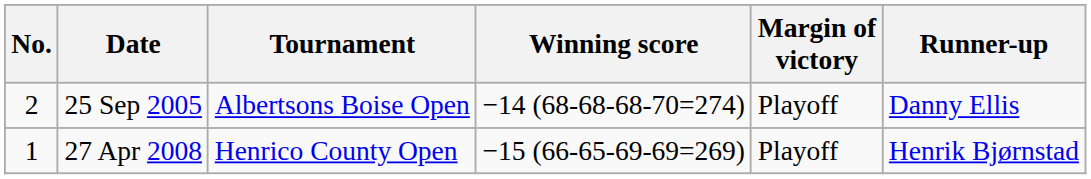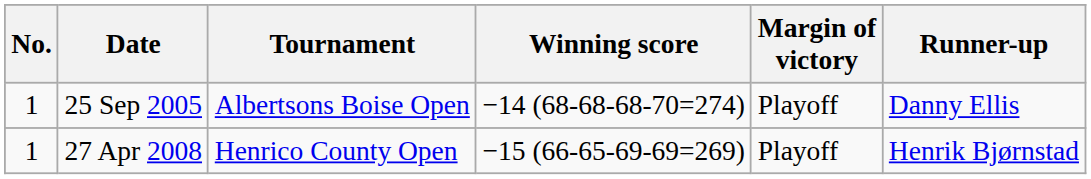(32, 105) 2 -> (32, 105) 1
